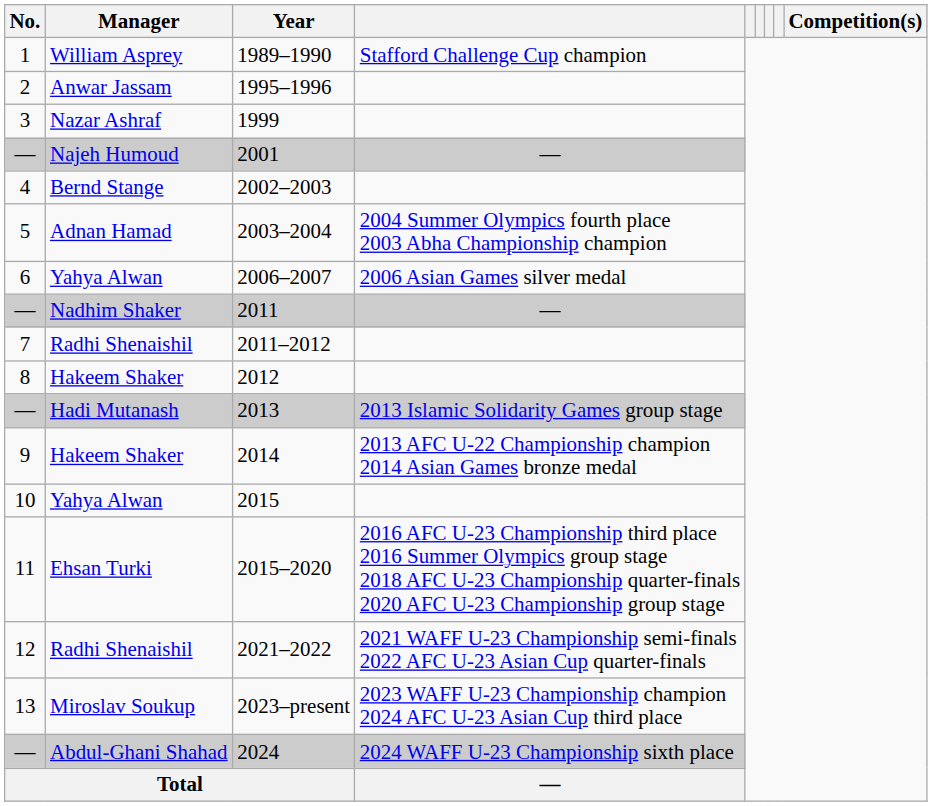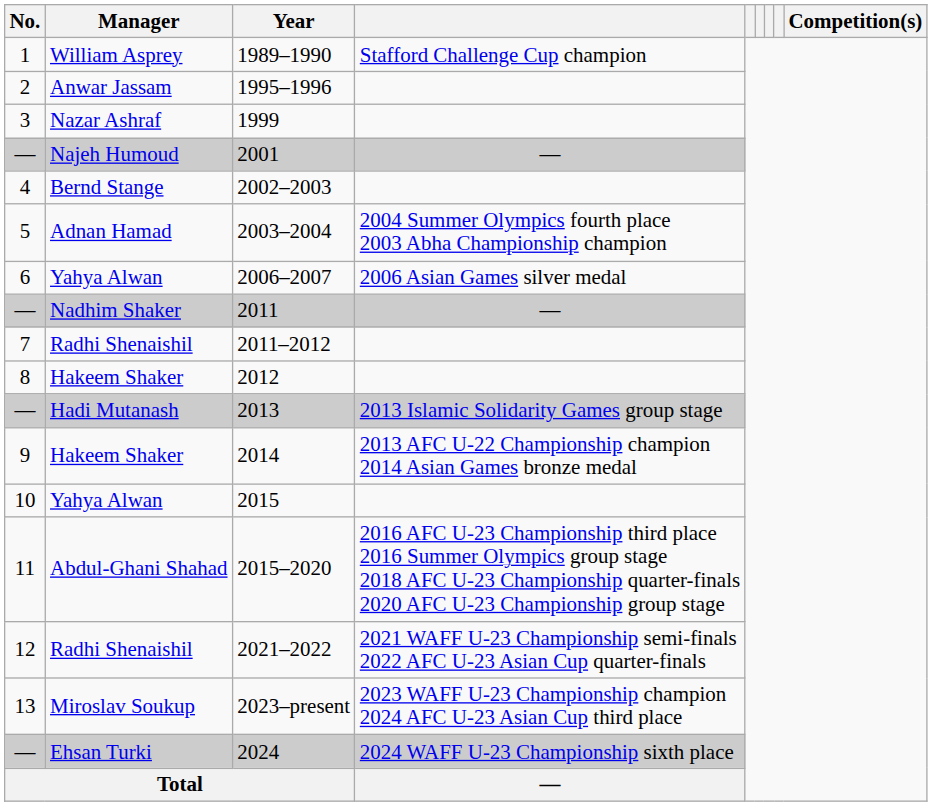(101, 569) Ehsan Turki -> (139, 569) Abdul-Ghani Shahad
(139, 751) Abdul-Ghani Shahad -> (101, 751) Ehsan Turki
